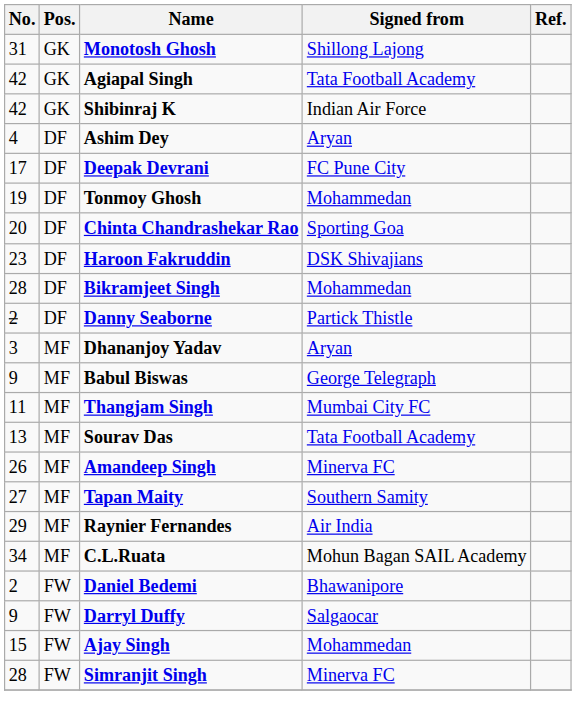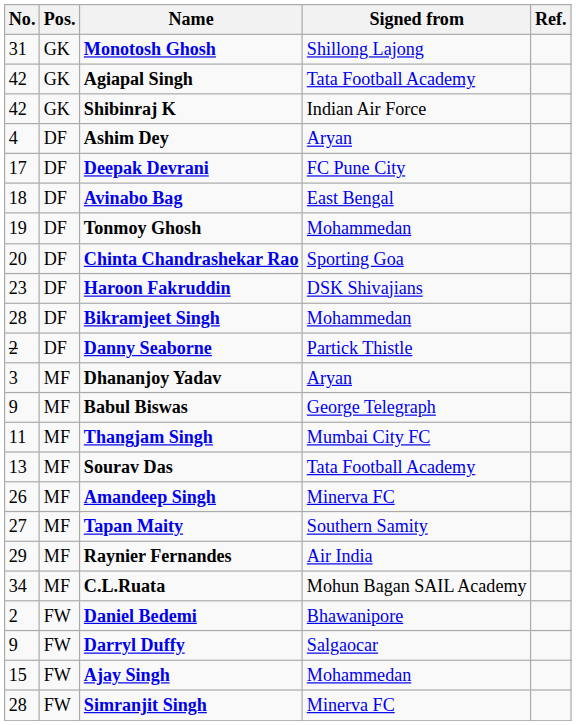+ row: (133, 198)
